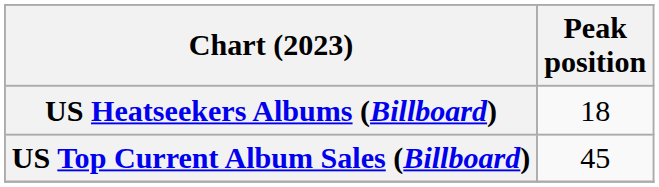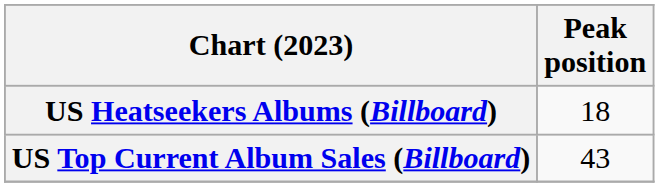(595, 157) 45 -> (595, 157) 43
